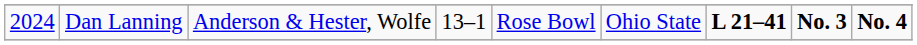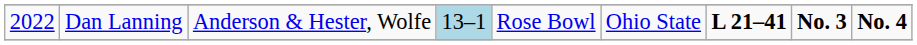(32, 22) 2024 -> (32, 22) 2022
(464, 22) no background -> (464, 22) lightblue background
